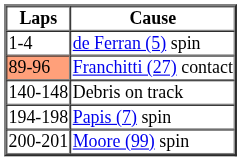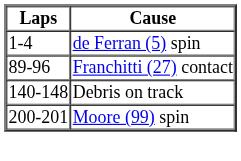(29, 67) lightsalmon background -> (29, 67) no background
- row: (122, 117)
